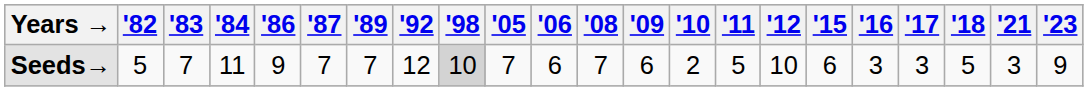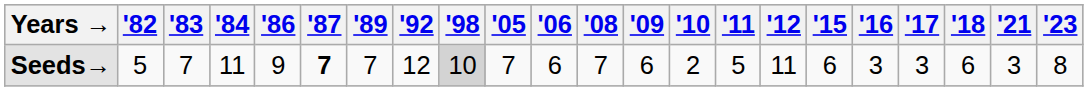(324, 65) normal -> (324, 65) bold
(784, 65) 10 -> (784, 65) 11
(968, 65) 5 -> (968, 65) 6
(1060, 65) 9 -> (1060, 65) 8
